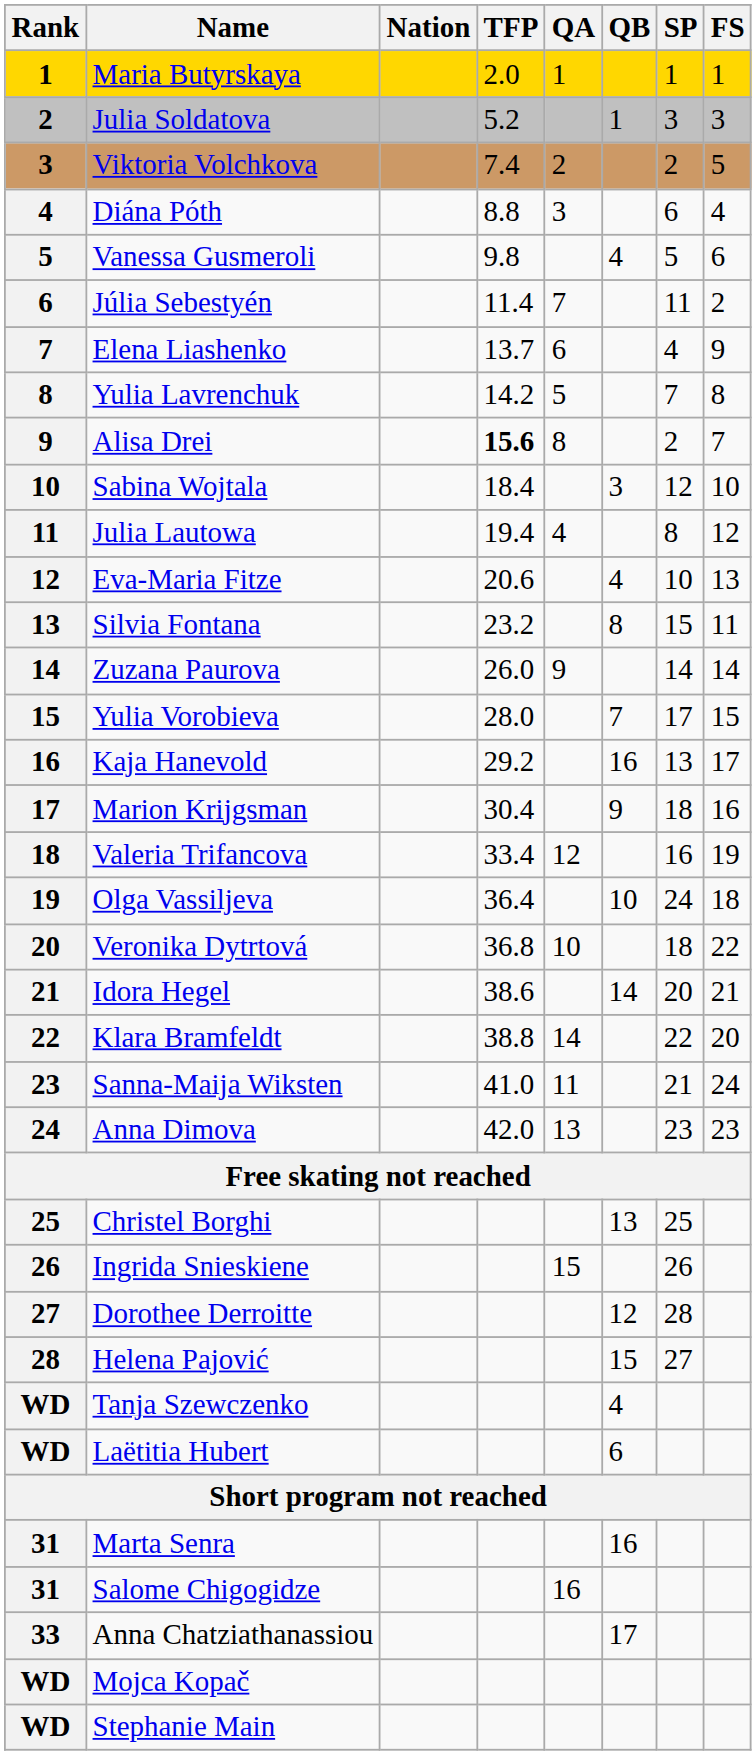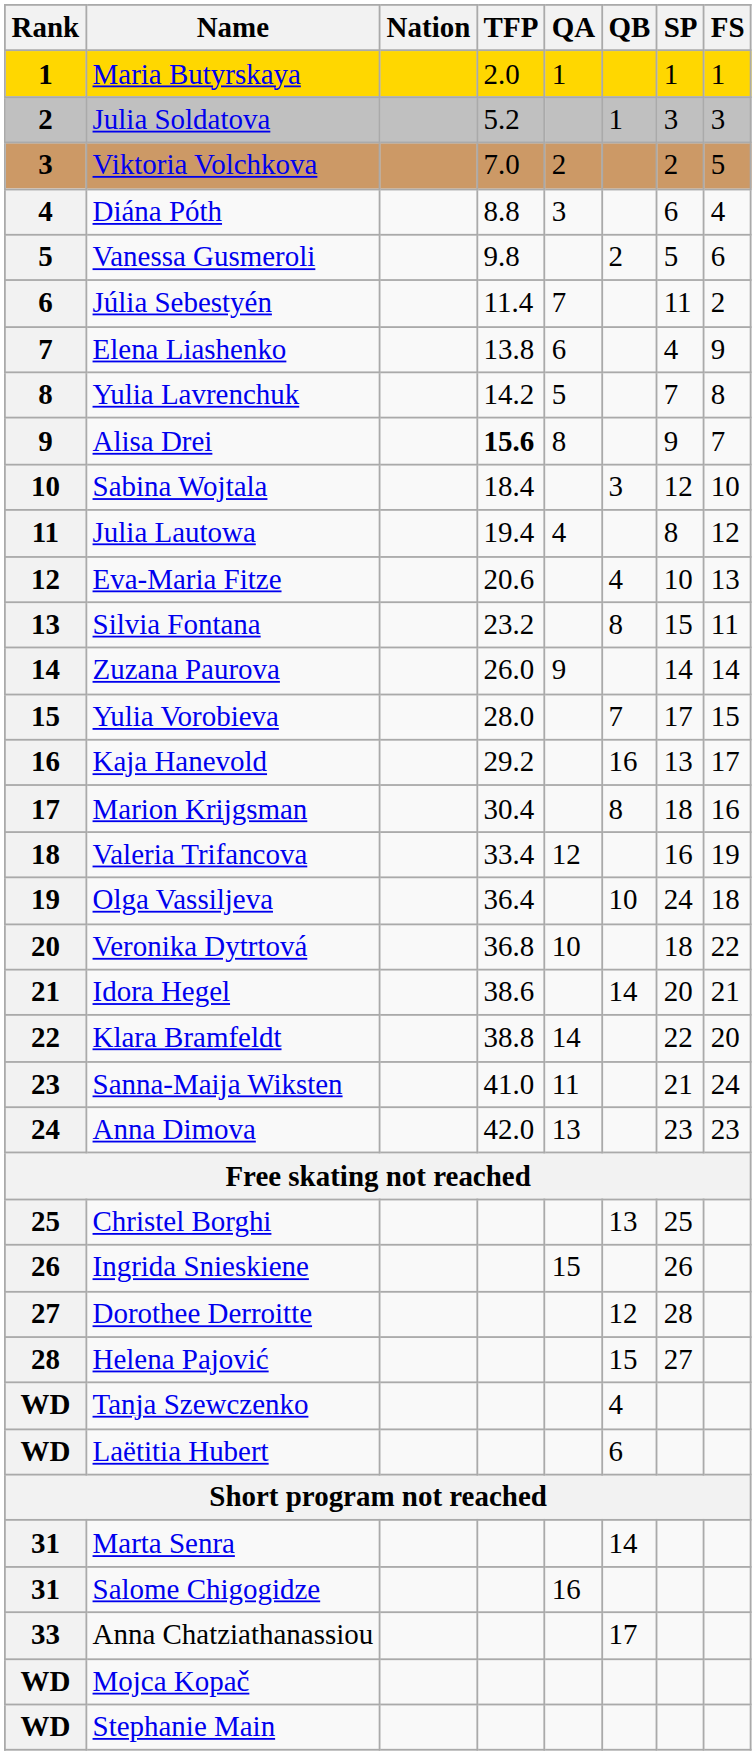(502, 165) 7.4 -> (502, 165) 7.0
(616, 257) 4 -> (616, 257) 2
(509, 348) 13.7 -> (509, 348) 13.8
(671, 440) 2 -> (671, 440) 9
(616, 808) 9 -> (616, 808) 8
(623, 1543) 16 -> (623, 1543) 14
